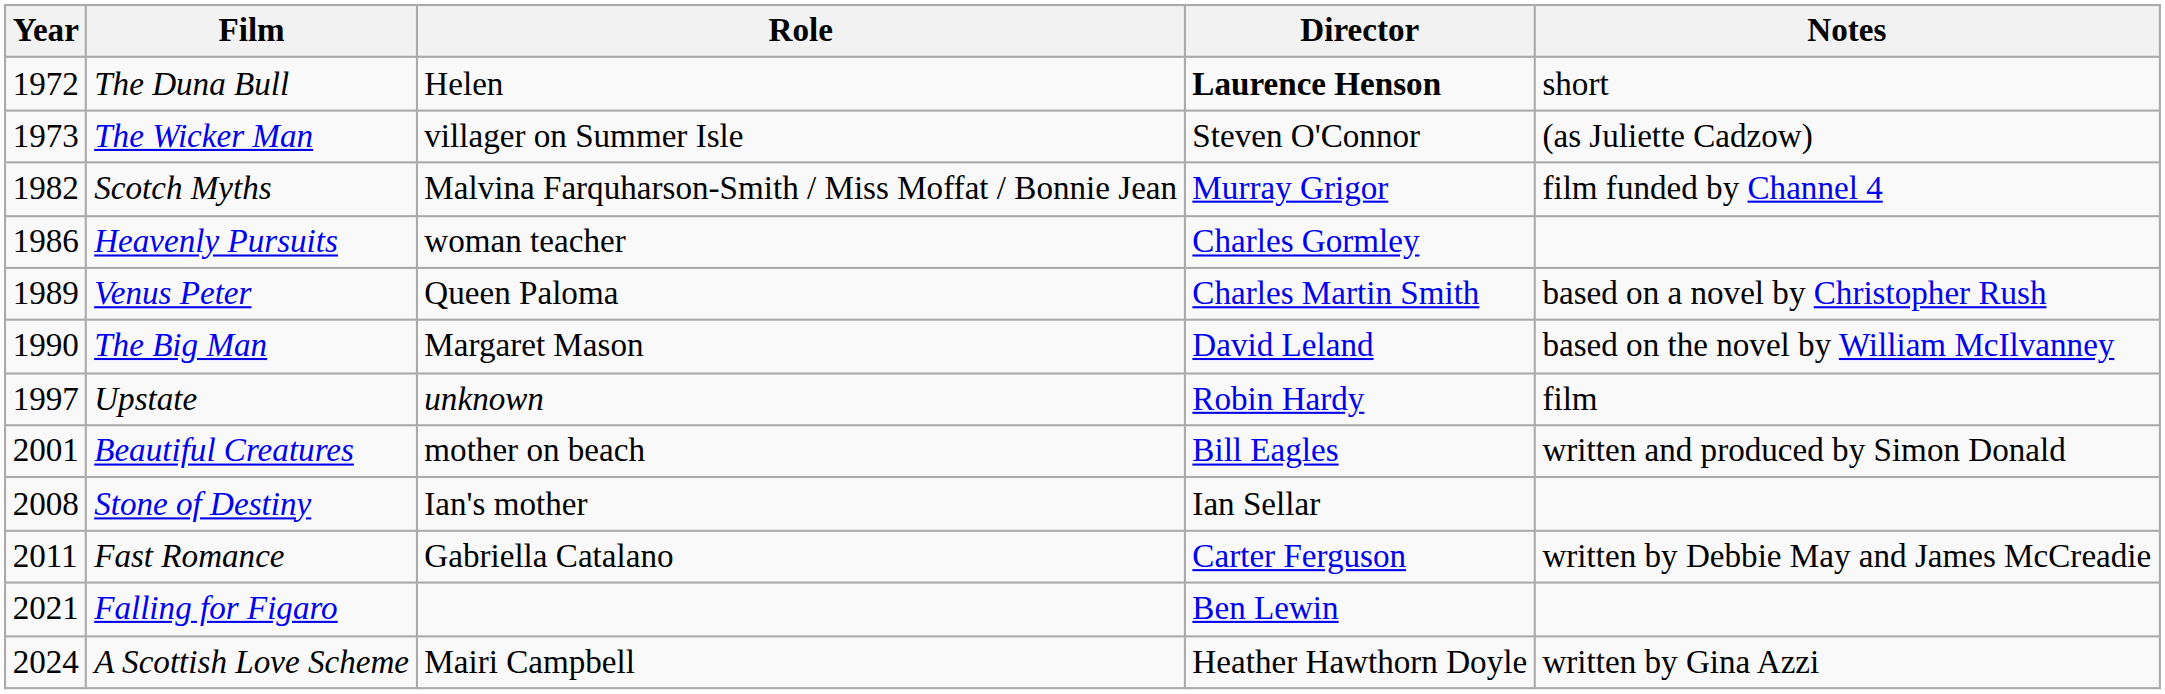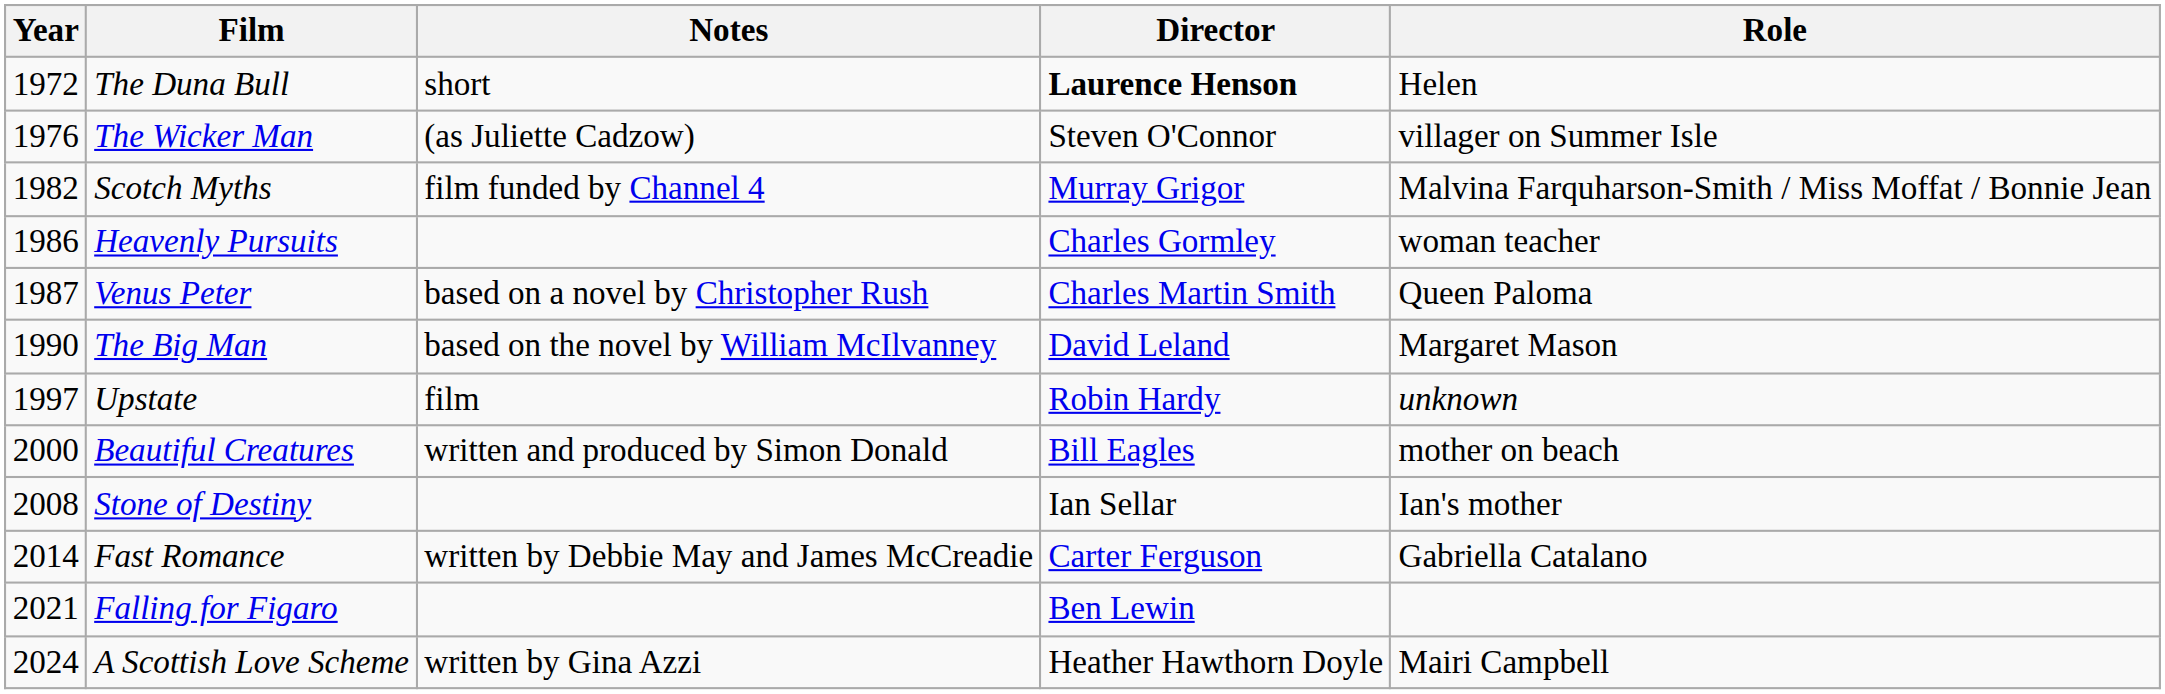columns swapped: (801, 30) <-> (1847, 30)
(46, 135) 1973 -> (46, 135) 1976
(46, 293) 1989 -> (46, 293) 1987
(46, 450) 2001 -> (46, 450) 2000
(45, 556) 2011 -> (46, 556) 2014
